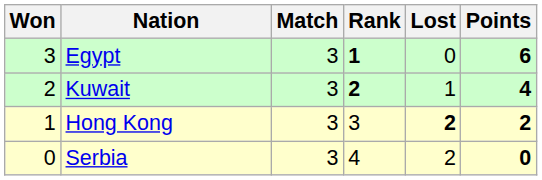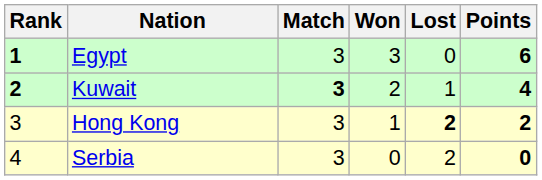columns swapped: (374, 21) <-> (33, 21)
(332, 89) normal -> (339, 89) bold
